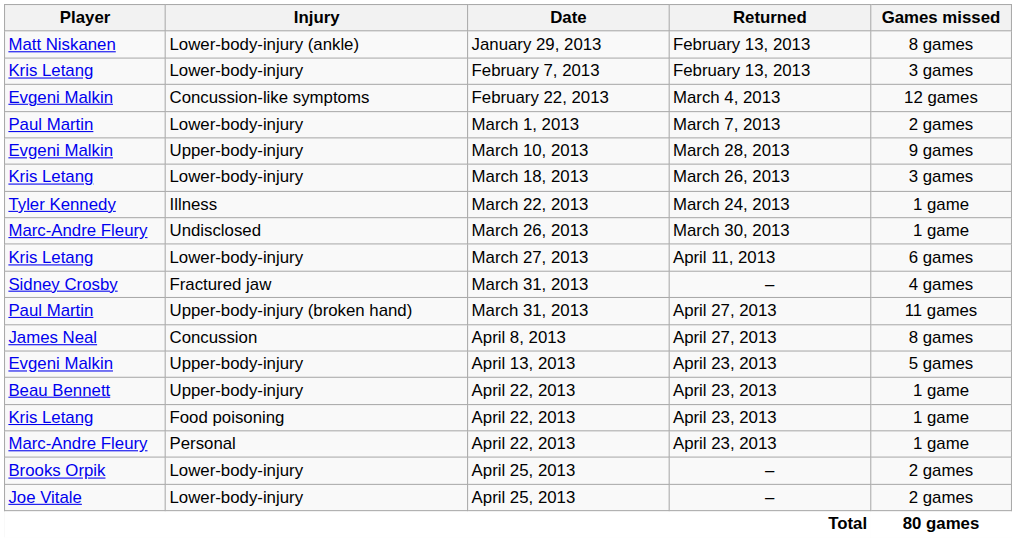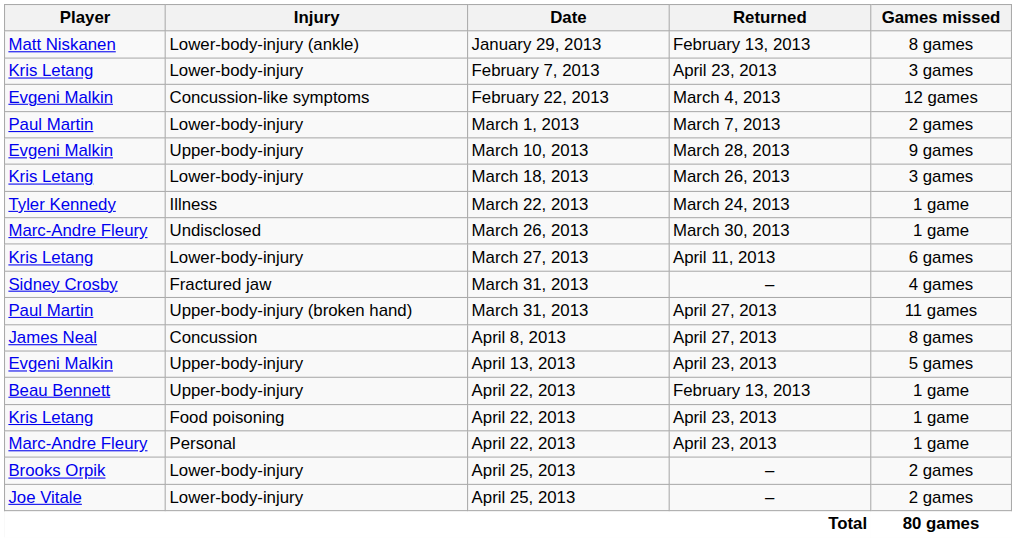(742, 71) February 13, 2013 -> (725, 71) April 23, 2013
(725, 390) April 23, 2013 -> (742, 390) February 13, 2013
